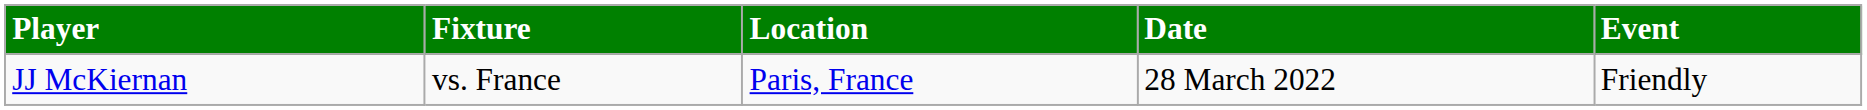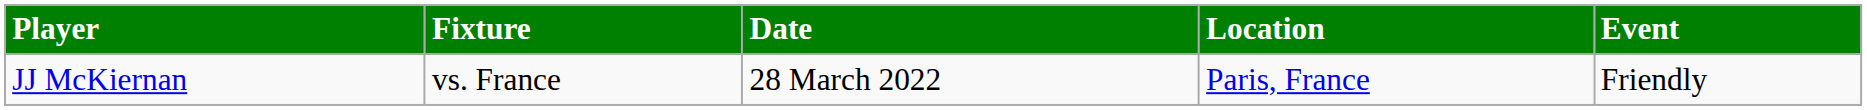columns swapped: (1176, 29) <-> (809, 29)
